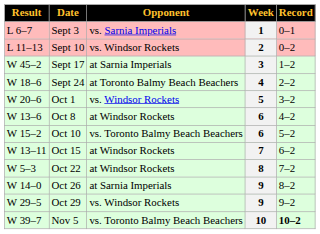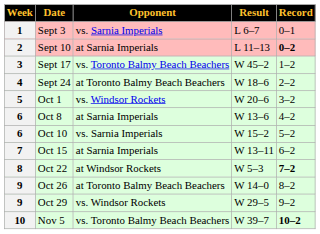columns swapped: (261, 13) <-> (27, 13)
(134, 47) vs. Windsor Rockets -> (117, 47) at Sarnia Imperials
(287, 47) normal -> (287, 47) bold
(131, 64) at Sarnia Imperials -> (153, 64) vs. Toronto Balmy Beach Beachers
(132, 116) at Windsor Rockets -> (117, 116) at Sarnia Imperials
(166, 133) vs. Toronto Balmy Beach Beachers -> (119, 133) vs. Sarnia Imperials
(132, 151) at Windsor Rockets -> (117, 151) at Sarnia Imperials
(287, 168) normal -> (287, 168) bold
(131, 185) at Sarnia Imperials -> (150, 185) at Toronto Balmy Beach Beachers
